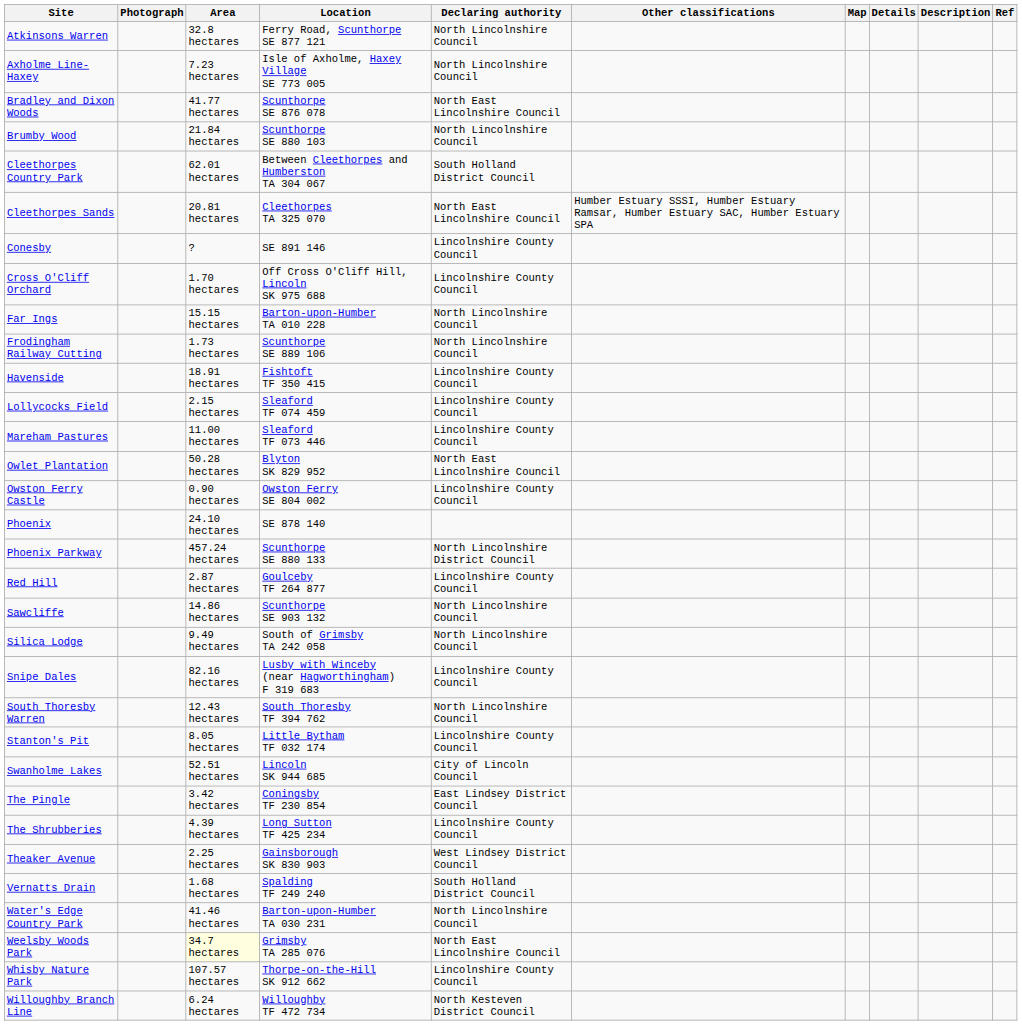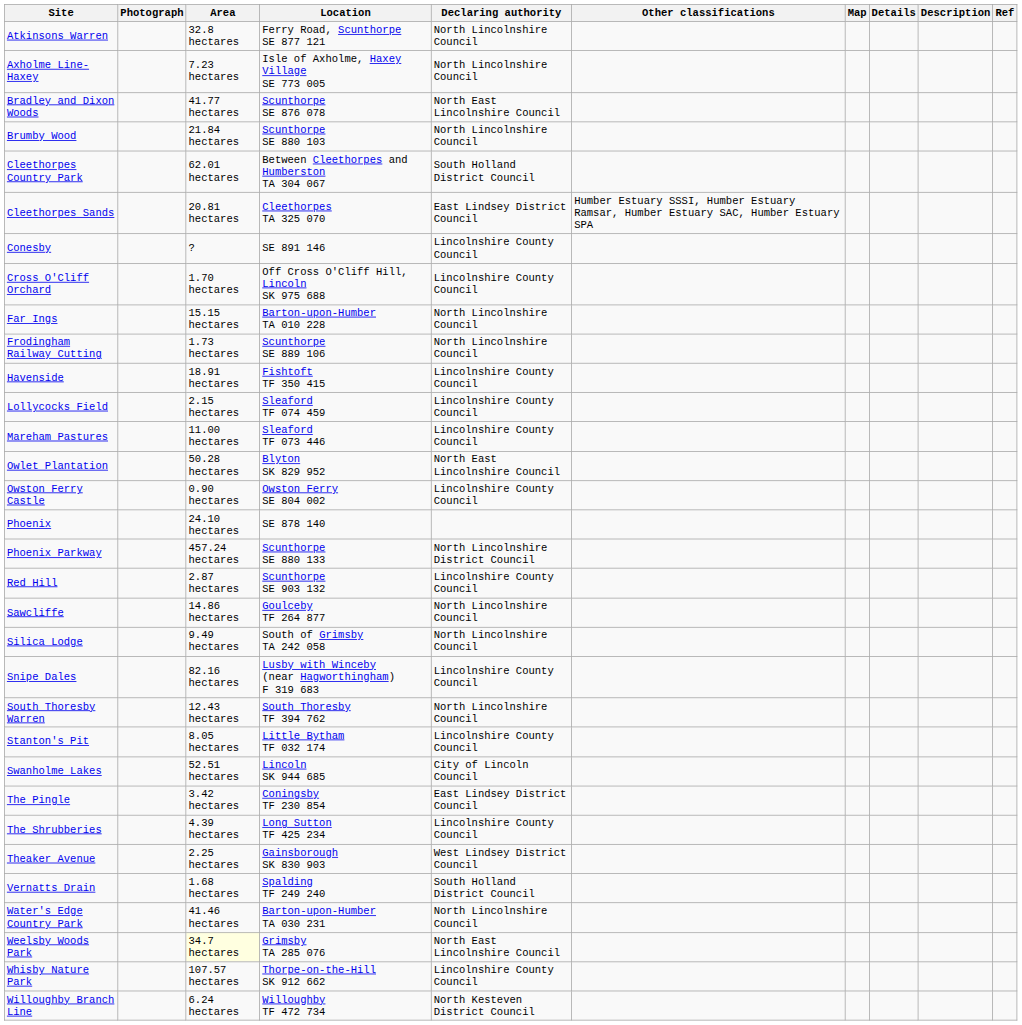(497, 213) North East Lincolnshire Council -> (500, 213) East Lindsey District Council
(294, 583) Goulceby TF 264 877 -> (294, 583) Scunthorpe SE 903 132
(294, 612) Scunthorpe SE 903 132 -> (294, 612) Goulceby TF 264 877
